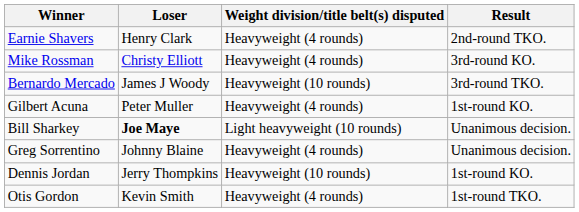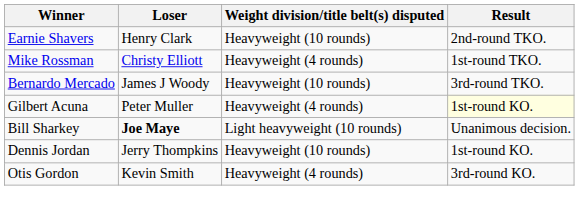(294, 38) Heavyweight (4 rounds) -> (297, 38) Heavyweight (10 rounds)
(493, 60) 3rd-round KO. -> (496, 60) 1st-round TKO.
(492, 106) no background -> (492, 106) lightyellow background
- row: (54, 151)
(496, 196) 1st-round TKO. -> (493, 173) 3rd-round KO.
